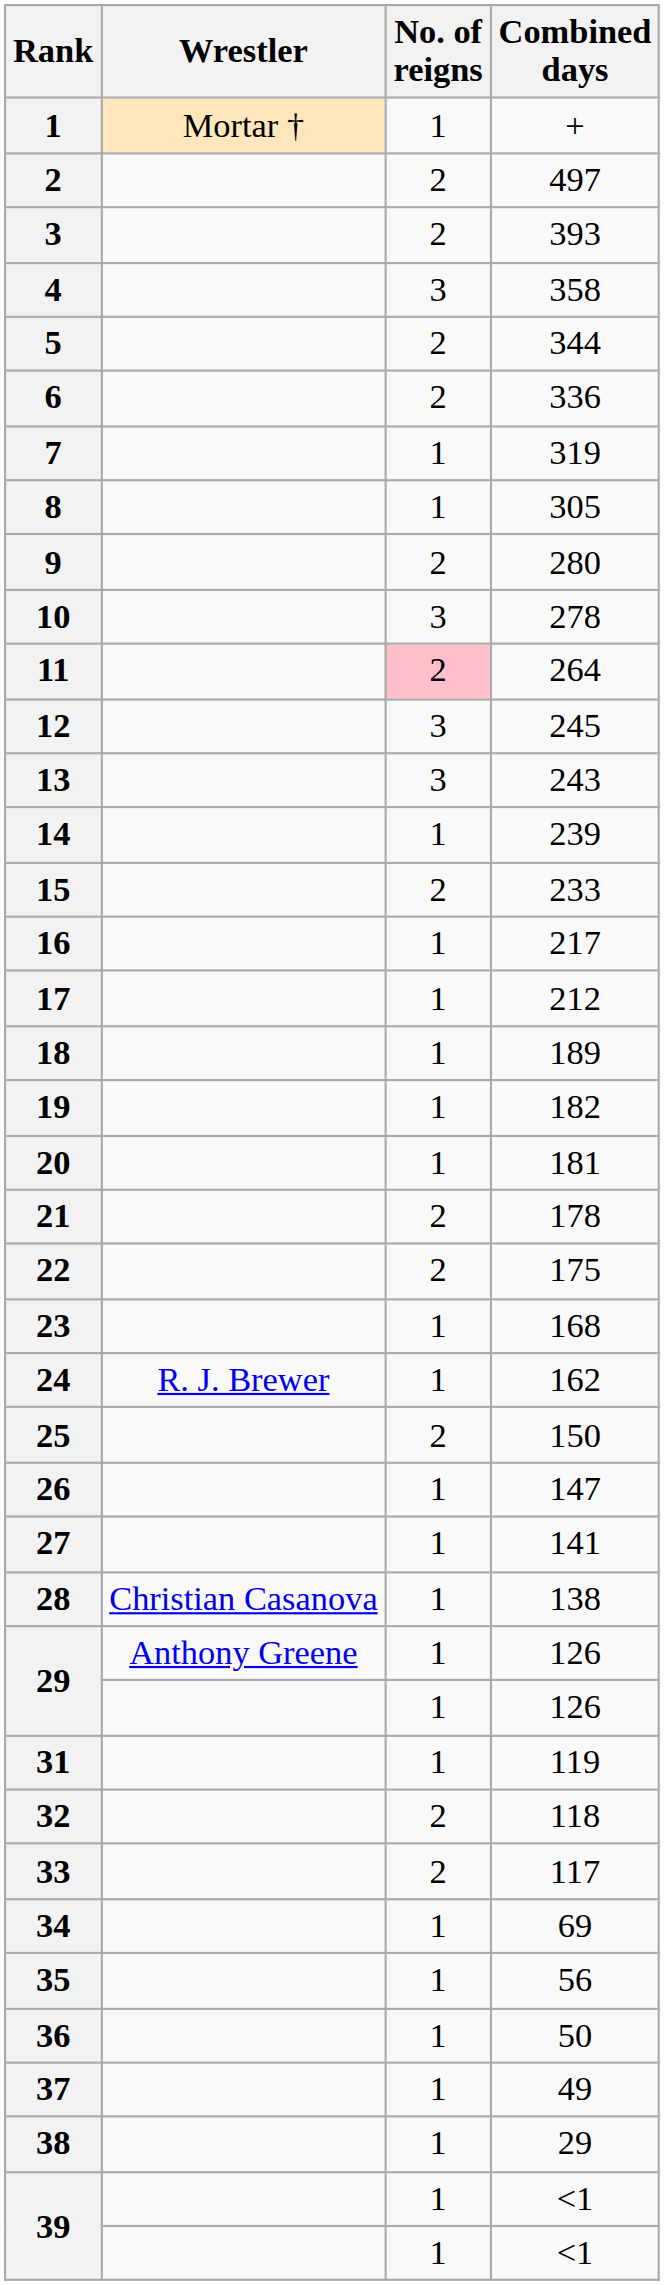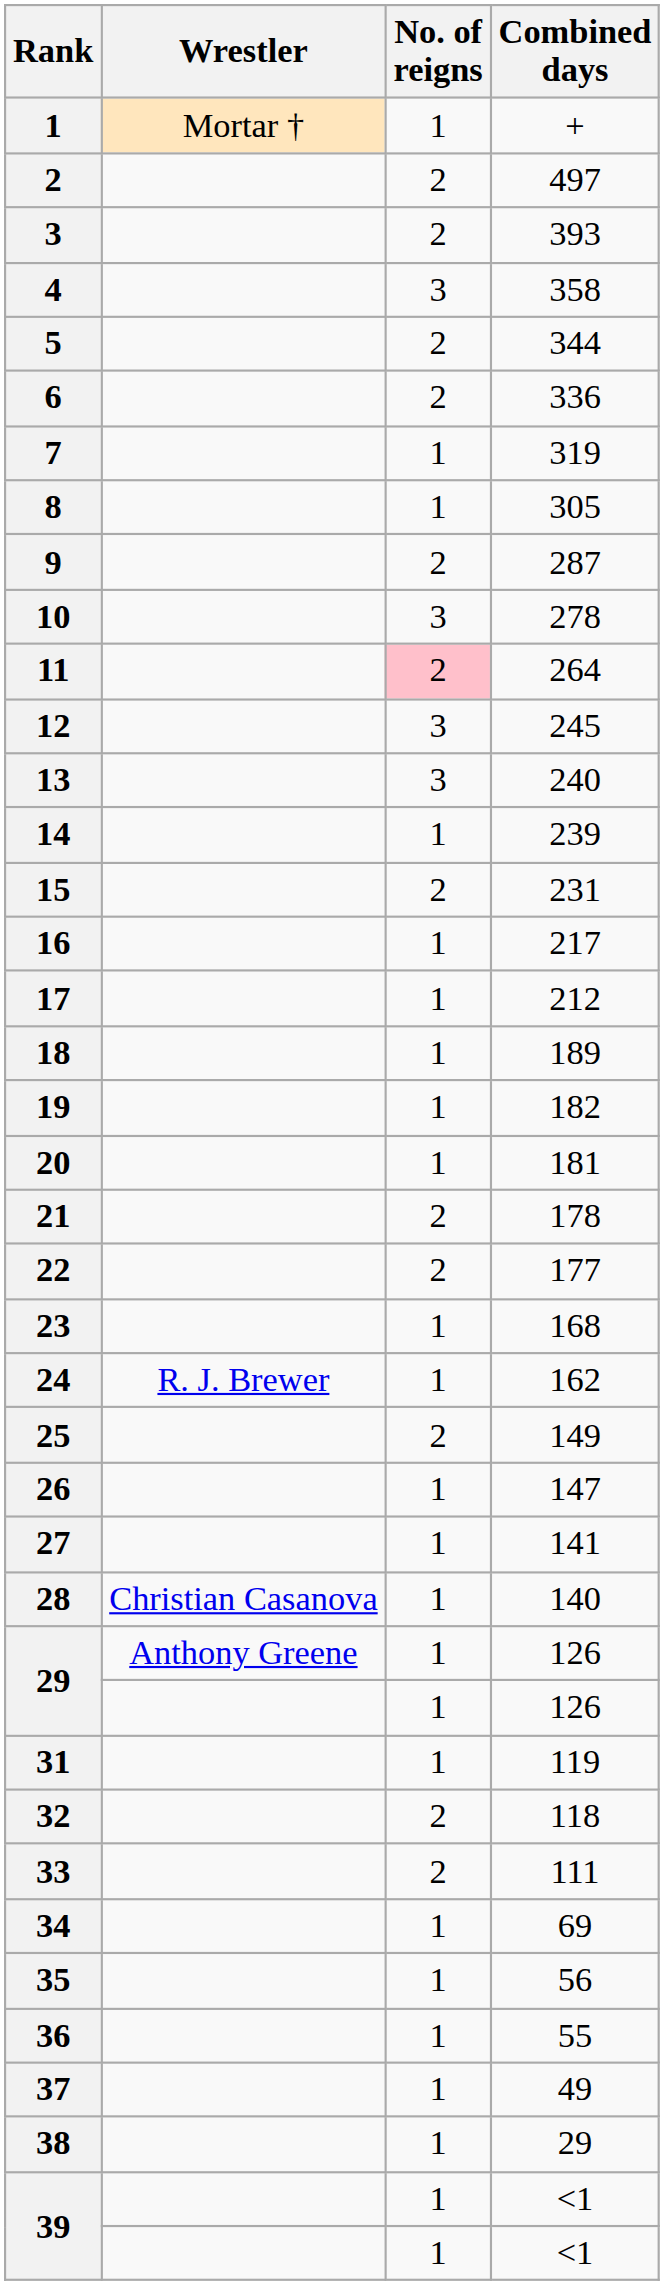(575, 561) 280 -> (575, 561) 287
(575, 779) 243 -> (575, 779) 240
(575, 888) 233 -> (575, 888) 231
(575, 1270) 175 -> (575, 1270) 177
(575, 1434) 150 -> (575, 1434) 149
(575, 1598) 138 -> (575, 1598) 140
(575, 1870) 117 -> (575, 1870) 111
(575, 2034) 50 -> (575, 2034) 55
